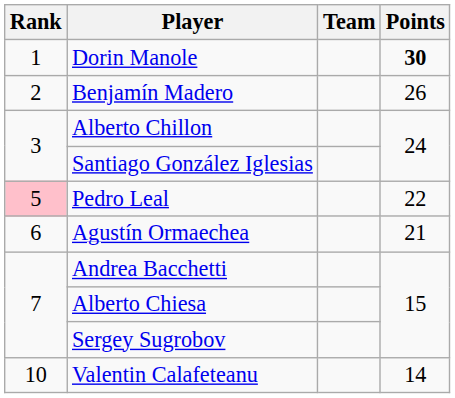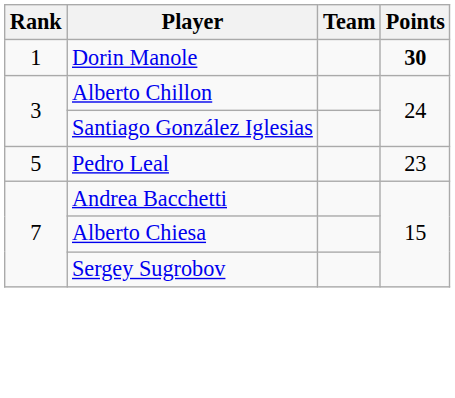- row: (153, 92)
(36, 198) pink background -> (36, 163) no background
(415, 198) 22 -> (415, 163) 23
- row: (161, 233)
- row: (165, 374)
